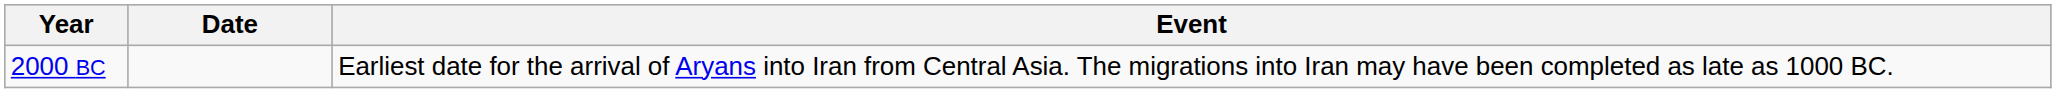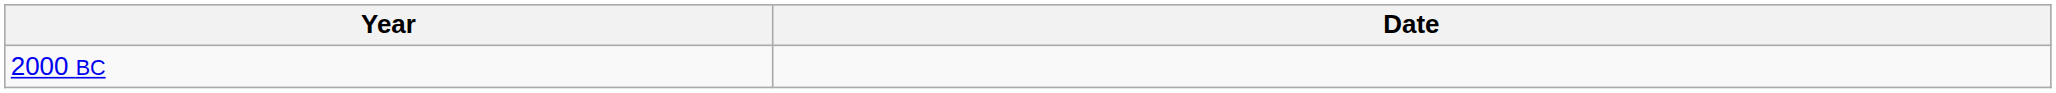- column: (1191, 25)
